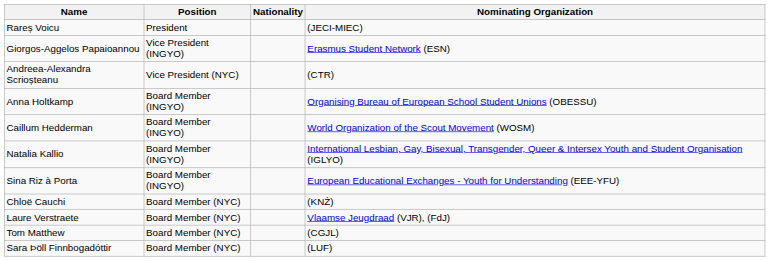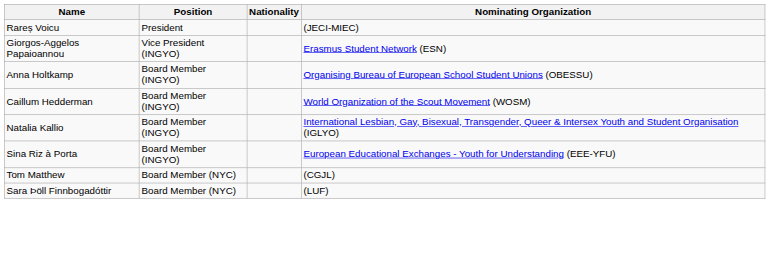- row: (49, 75)
- row: (36, 201)
- row: (43, 217)
